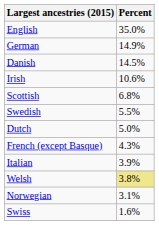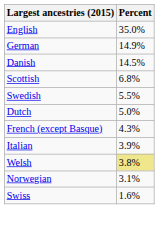- row: (16, 79)
